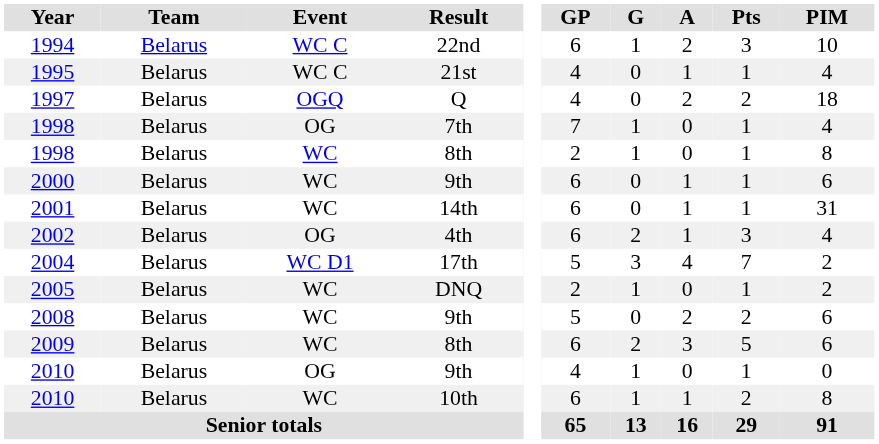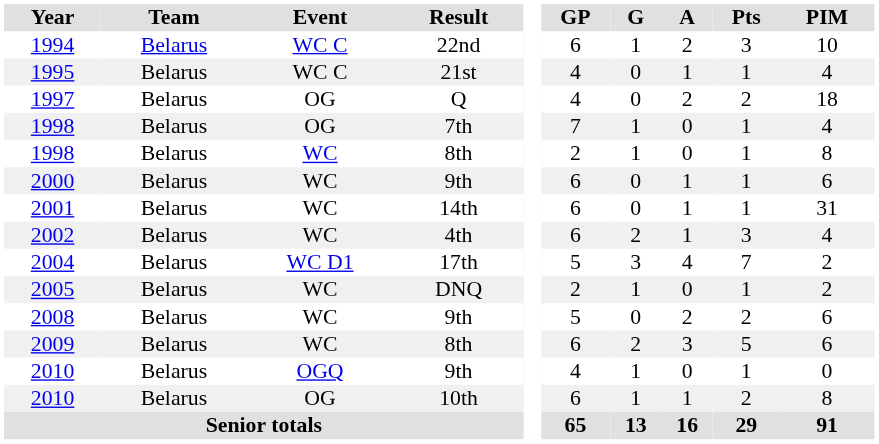(320, 99) OGQ -> (320, 99) OG
(320, 235) OG -> (320, 235) WC
(320, 371) OG -> (320, 371) OGQ
(320, 398) WC -> (320, 398) OG
